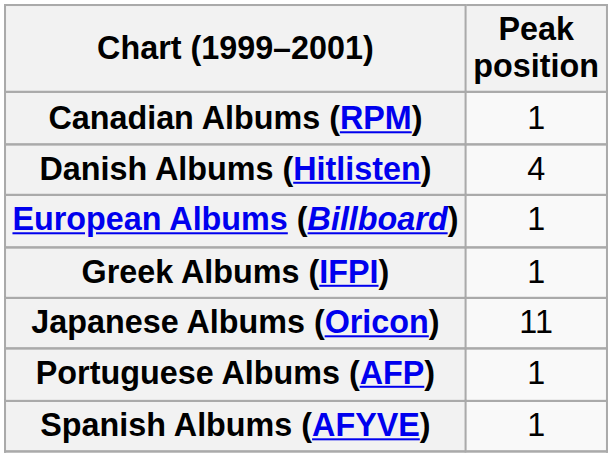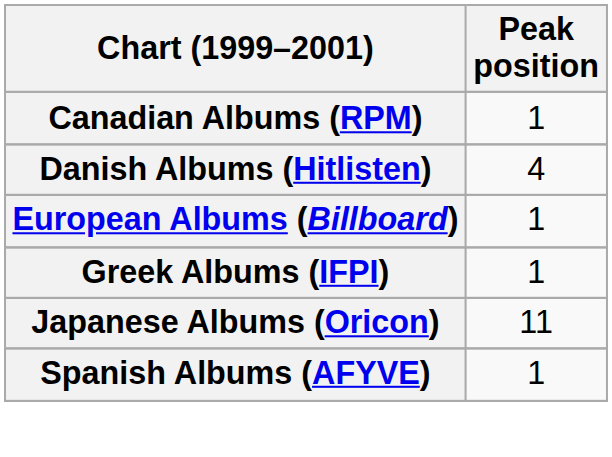- row: (235, 374)
